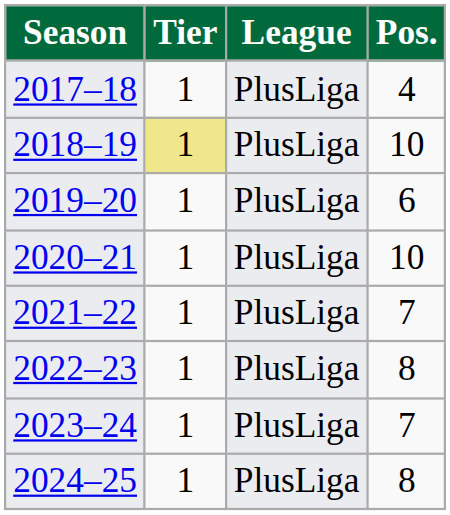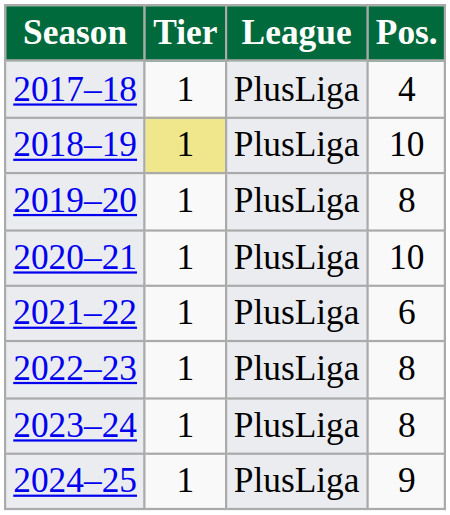(407, 200) 6 -> (407, 200) 8
(407, 312) 7 -> (407, 312) 6
(407, 425) 7 -> (407, 425) 8
(407, 481) 8 -> (407, 481) 9
